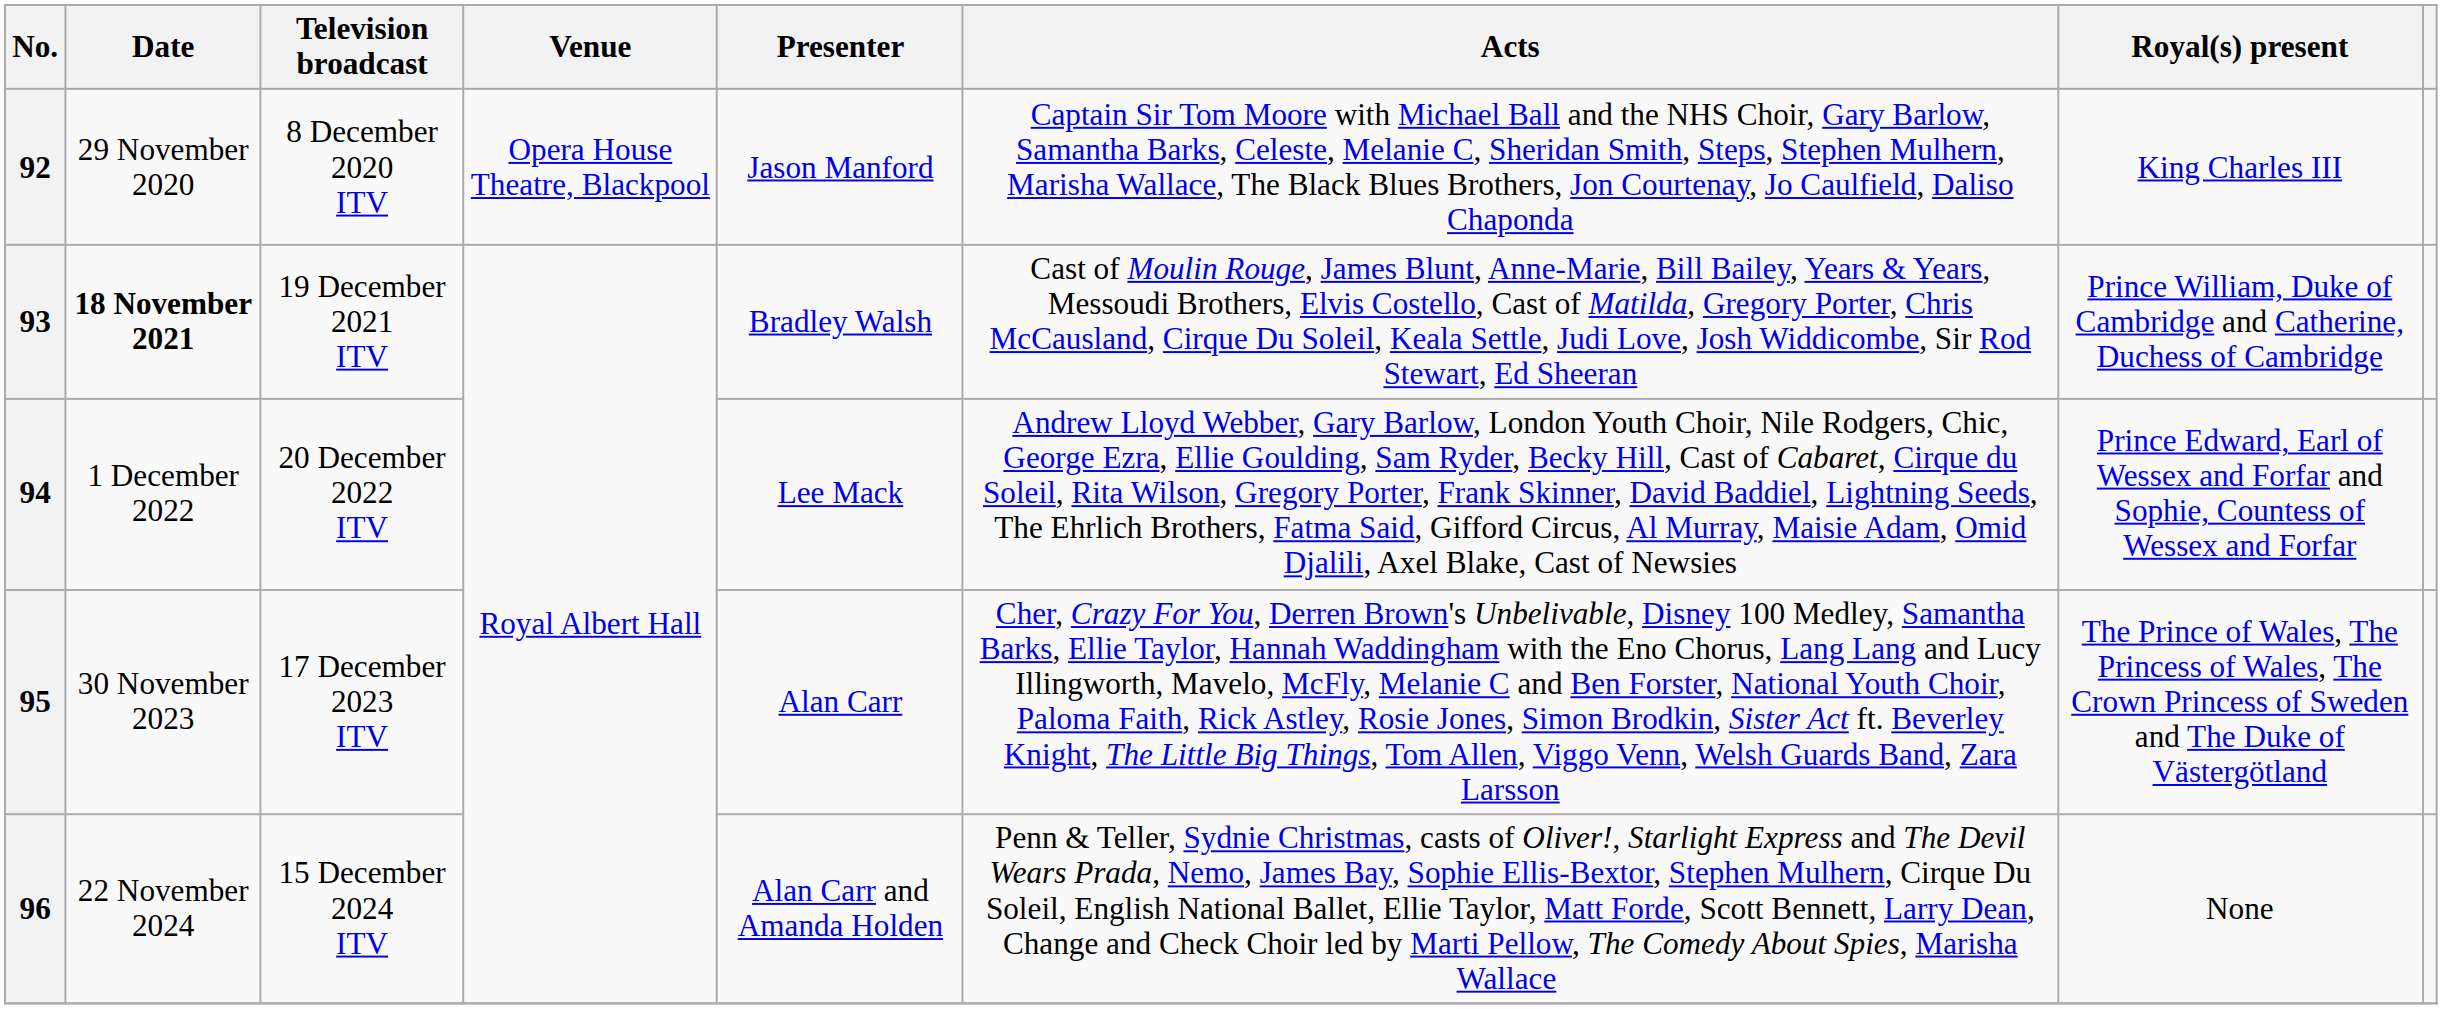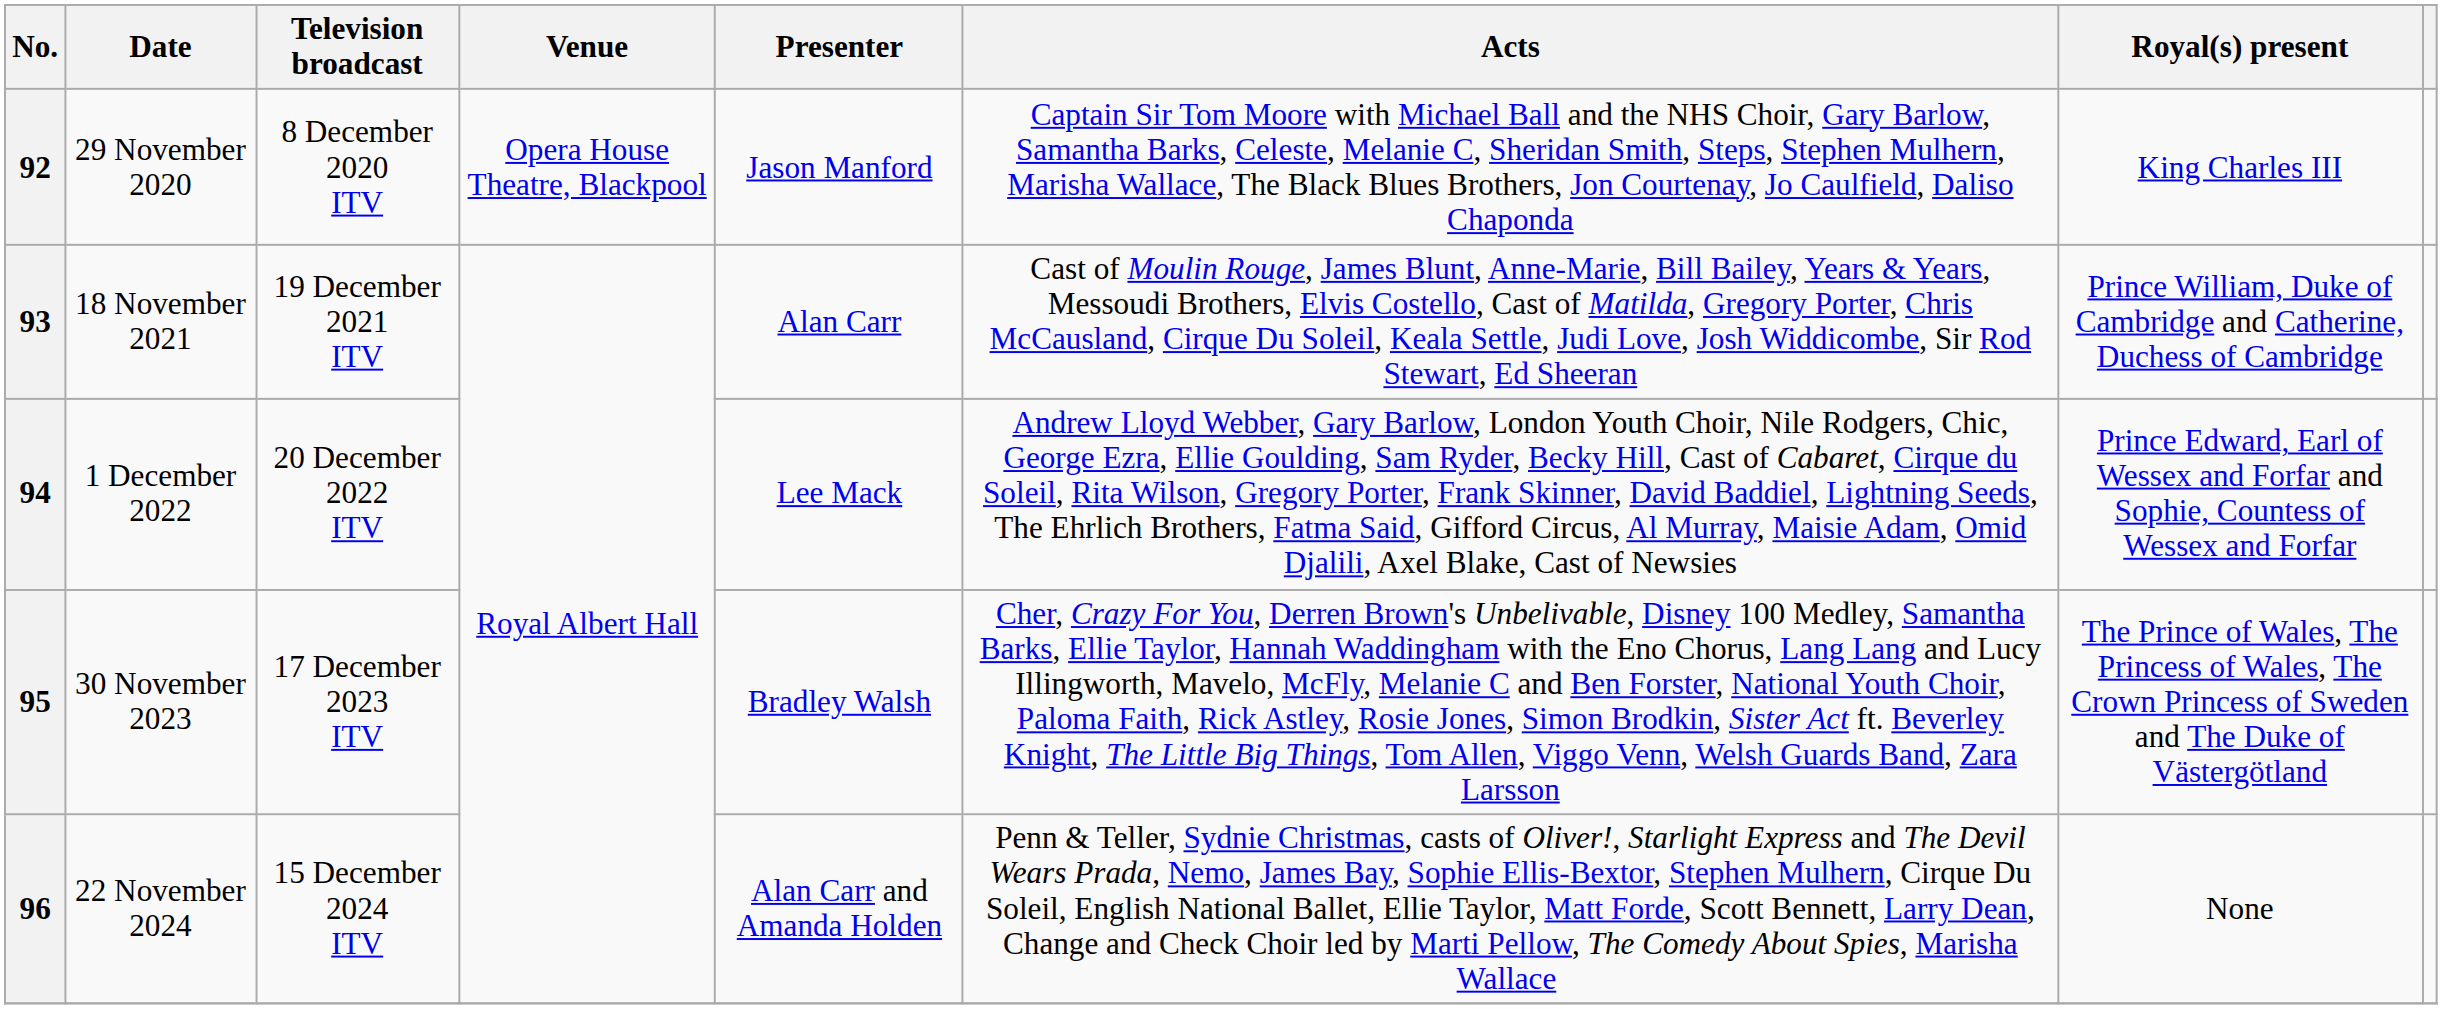(163, 321) bold -> (160, 321) normal
(840, 321) Bradley Walsh -> (839, 321) Alan Carr
(840, 701) Alan Carr -> (839, 701) Bradley Walsh
